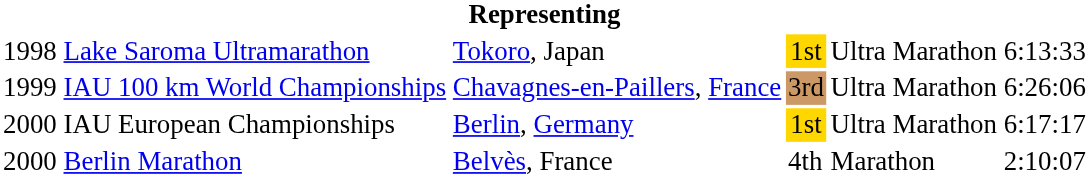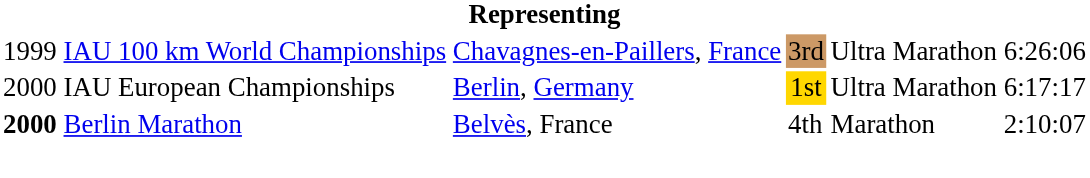- row: (217, 50)
(30, 161) normal -> (30, 124) bold
